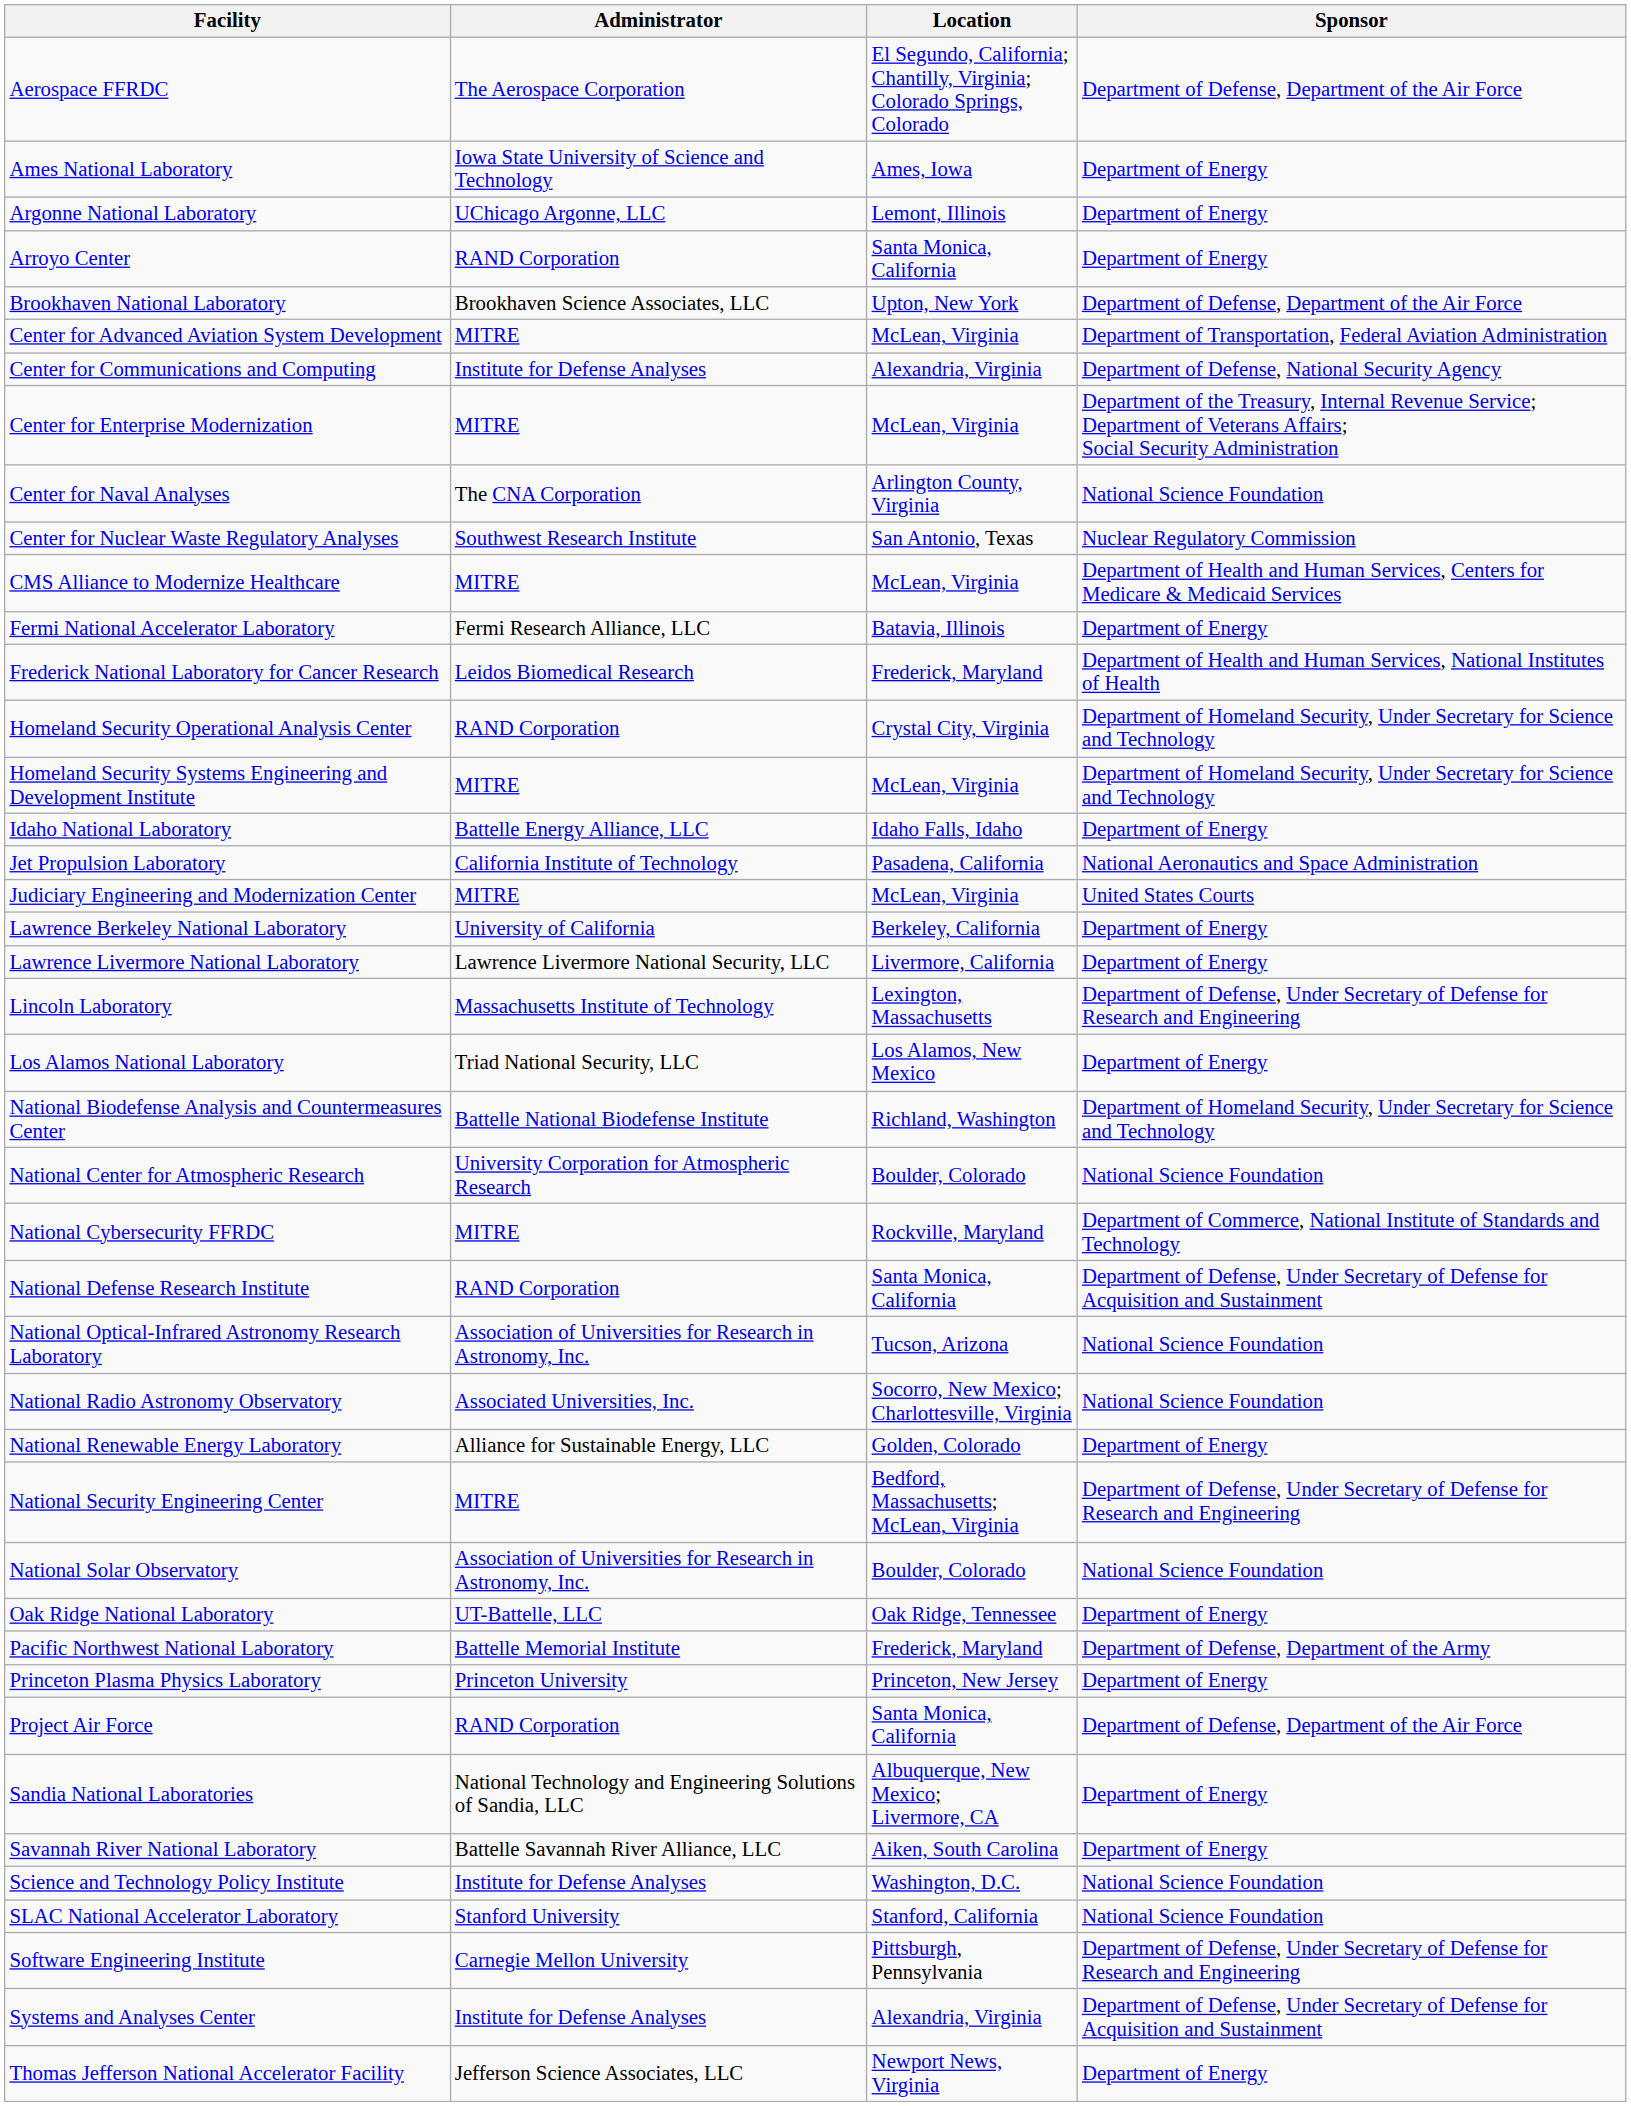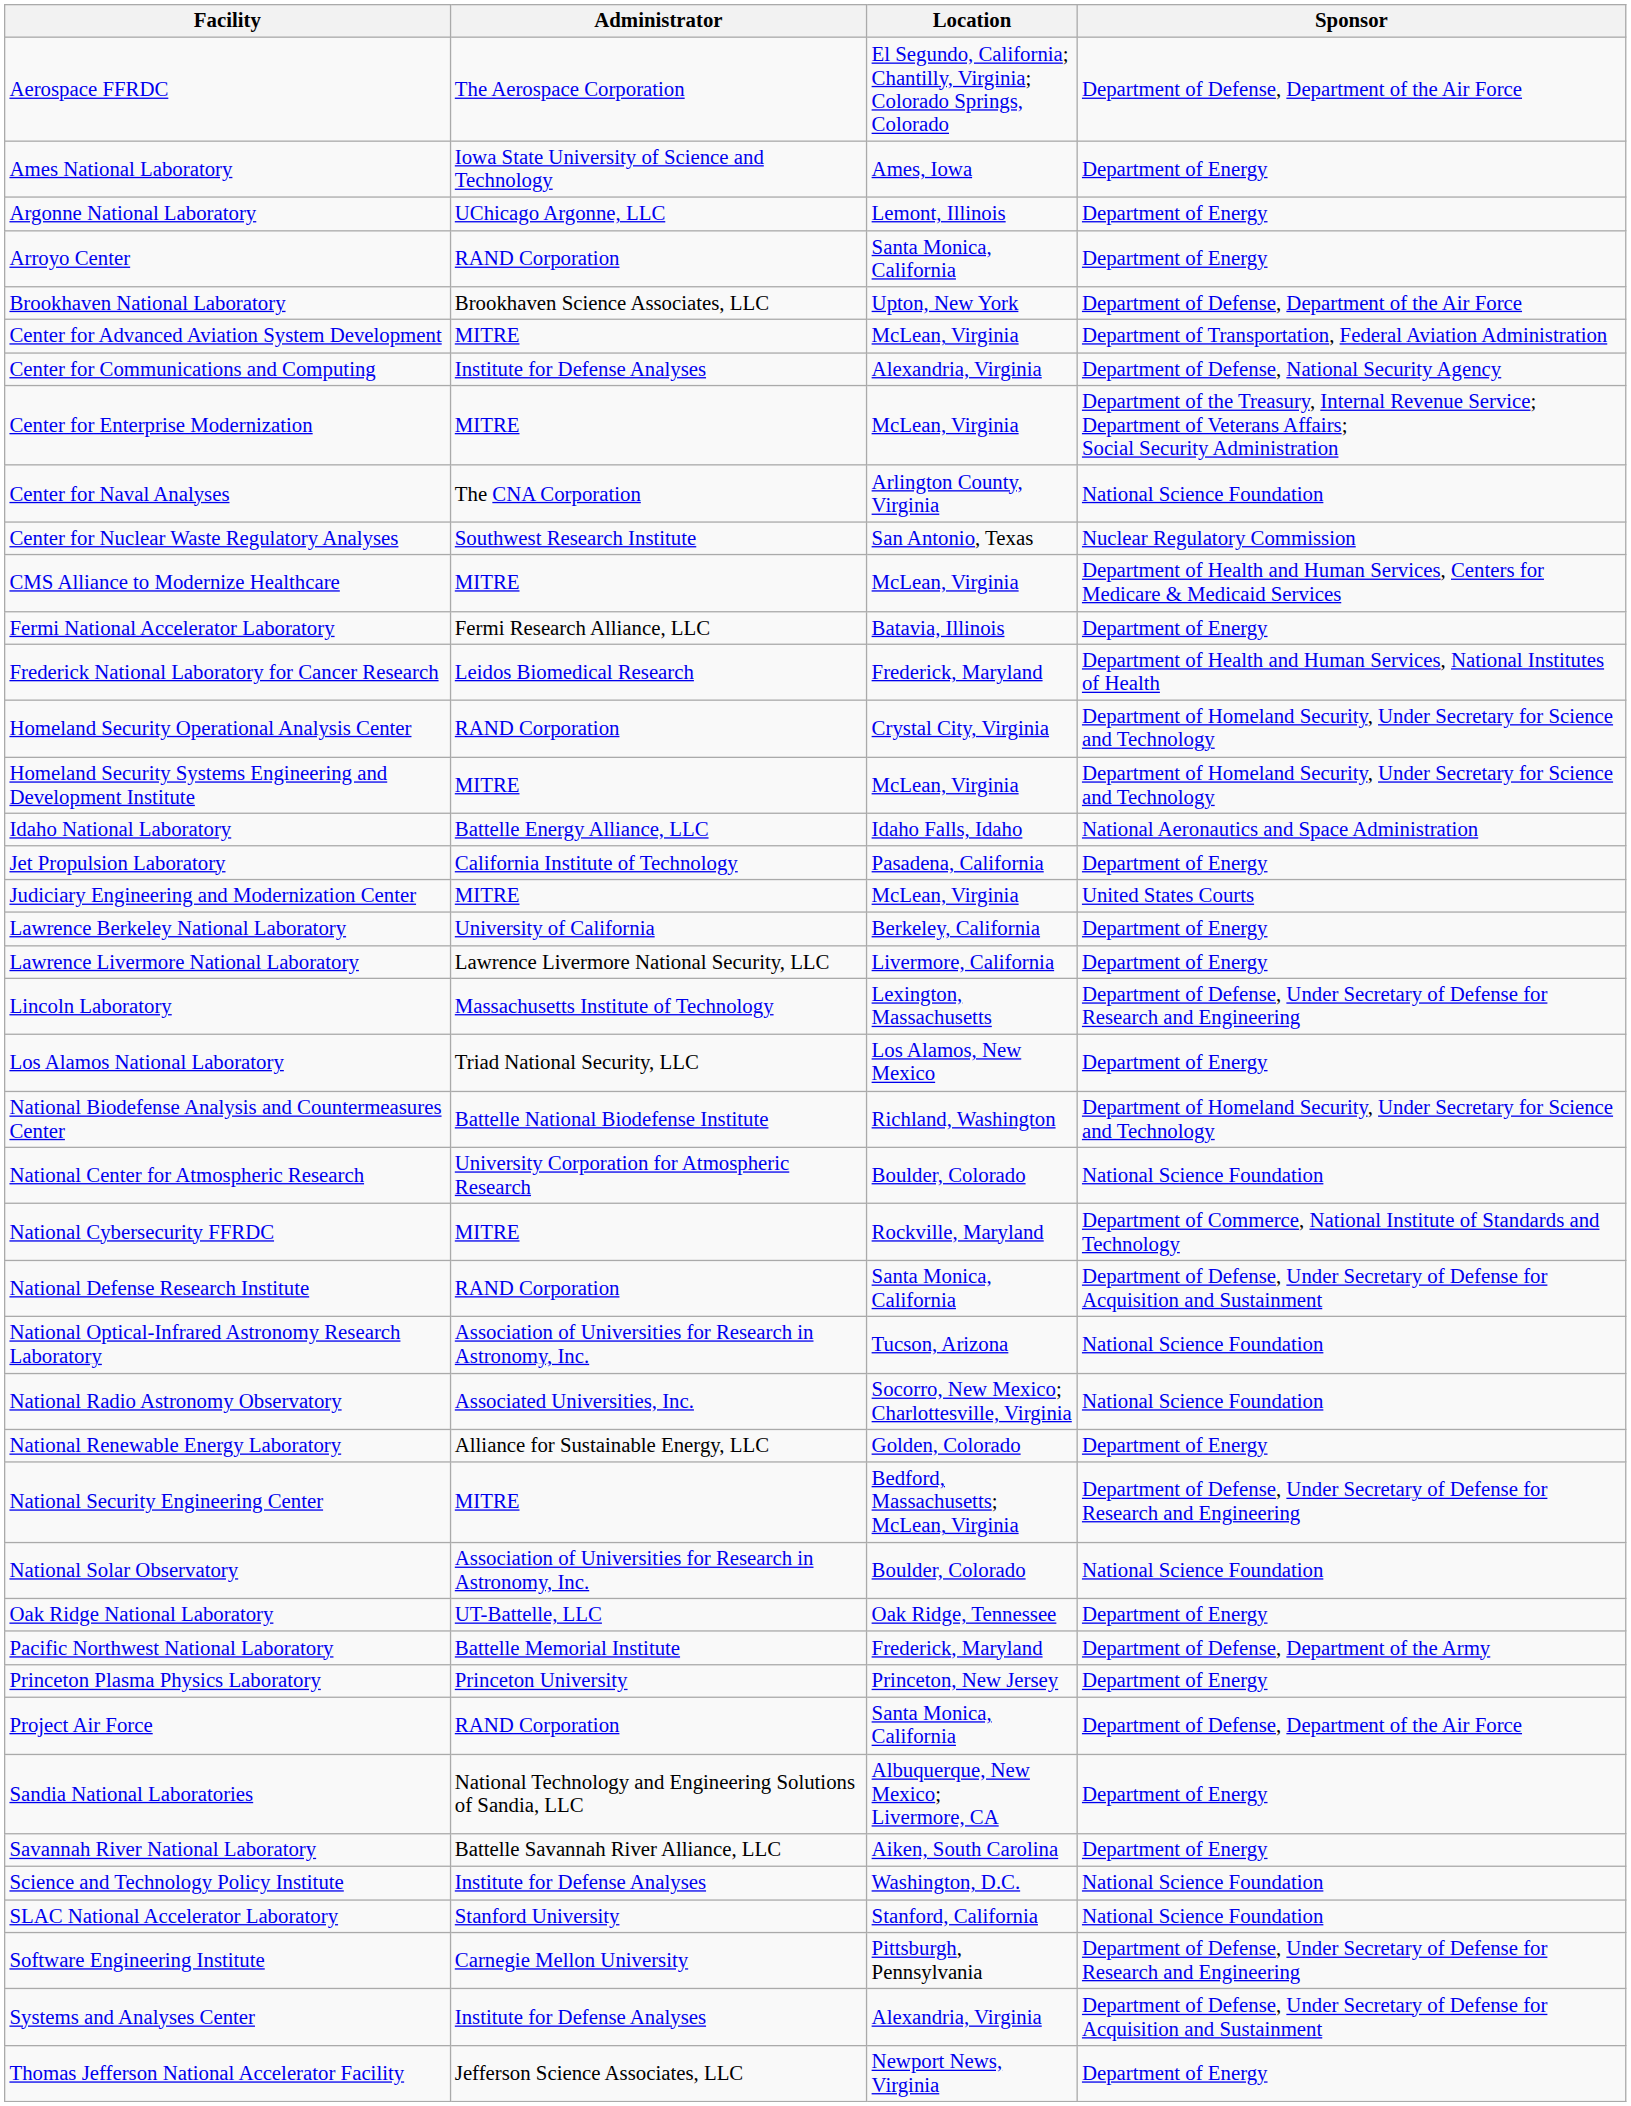(1175, 829) Department of Energy -> (1280, 829) National Aeronautics and Space Administration
(1280, 862) National Aeronautics and Space Administration -> (1175, 862) Department of Energy
